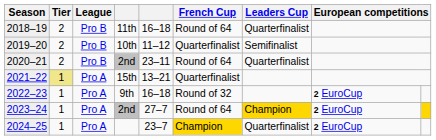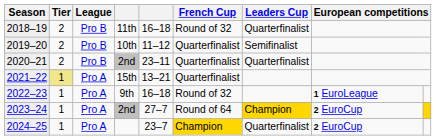(203, 28) Round of 64 -> (203, 28) Round of 32
(203, 61) Round of 64 -> (207, 61) Quarterfinalist
(338, 94) 2 EuroCup -> (346, 94) 1 EuroLeague
